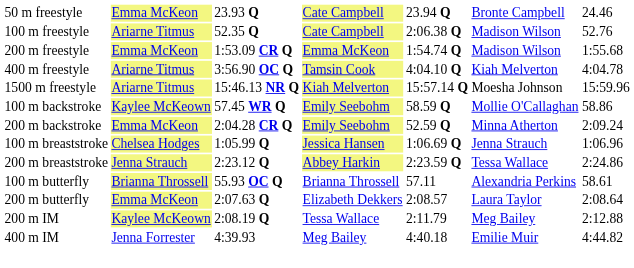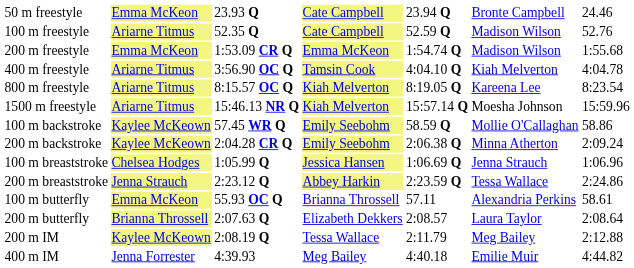(434, 31) 2:06.38 Q -> (428, 31) 52.59 Q
+ row: (47, 88)
(155, 125) Emma McKeon -> (161, 144) Kaylee McKeown
(428, 125) 52.59 Q -> (434, 144) 2:06.38 Q
(160, 181) Brianna Throssell -> (155, 200) Emma McKeon
(155, 200) Emma McKeon -> (160, 218) Brianna Throssell
